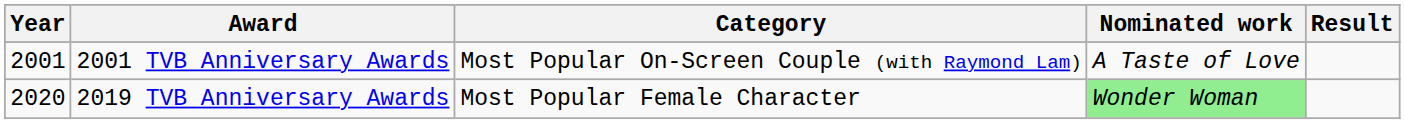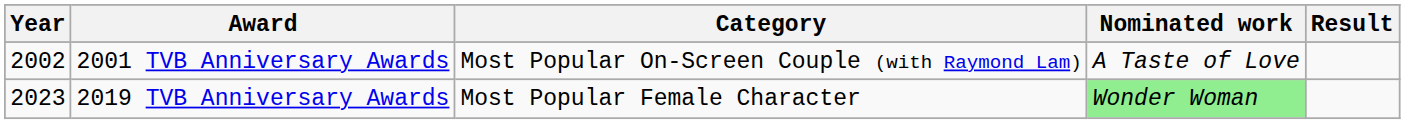(38, 61) 2001 -> (38, 61) 2002
(38, 99) 2020 -> (38, 99) 2023
